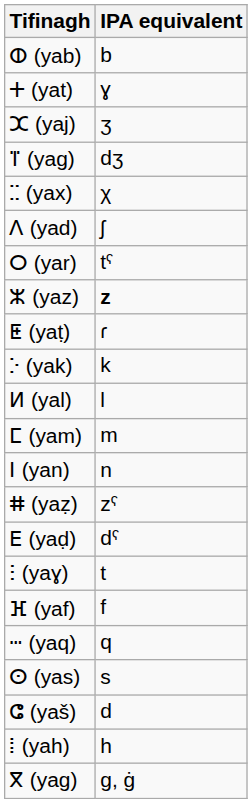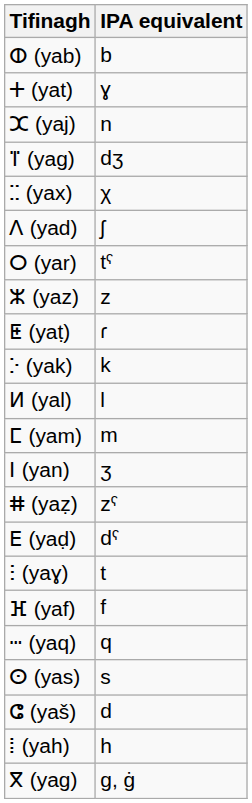(106, 124) ʒ -> (106, 124) n
(106, 296) bold -> (106, 296) normal
(106, 469) n -> (106, 469) ʒ
